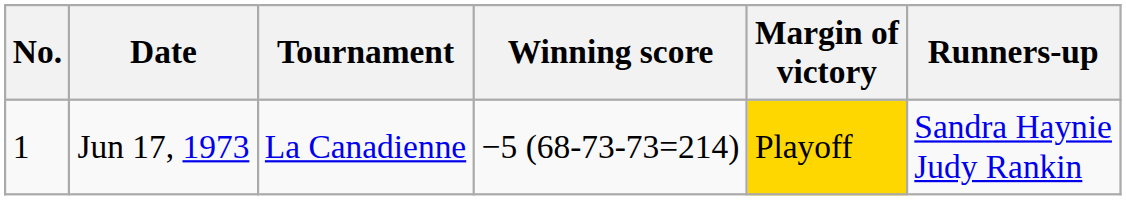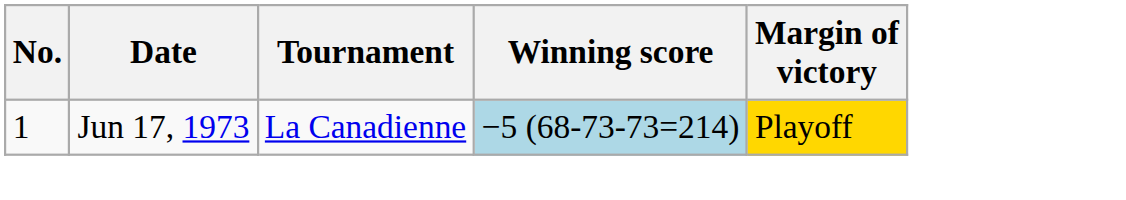- column: (1013, 52)
(611, 146) no background -> (611, 126) lightblue background
